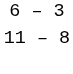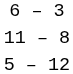+ row: (37, 65)
